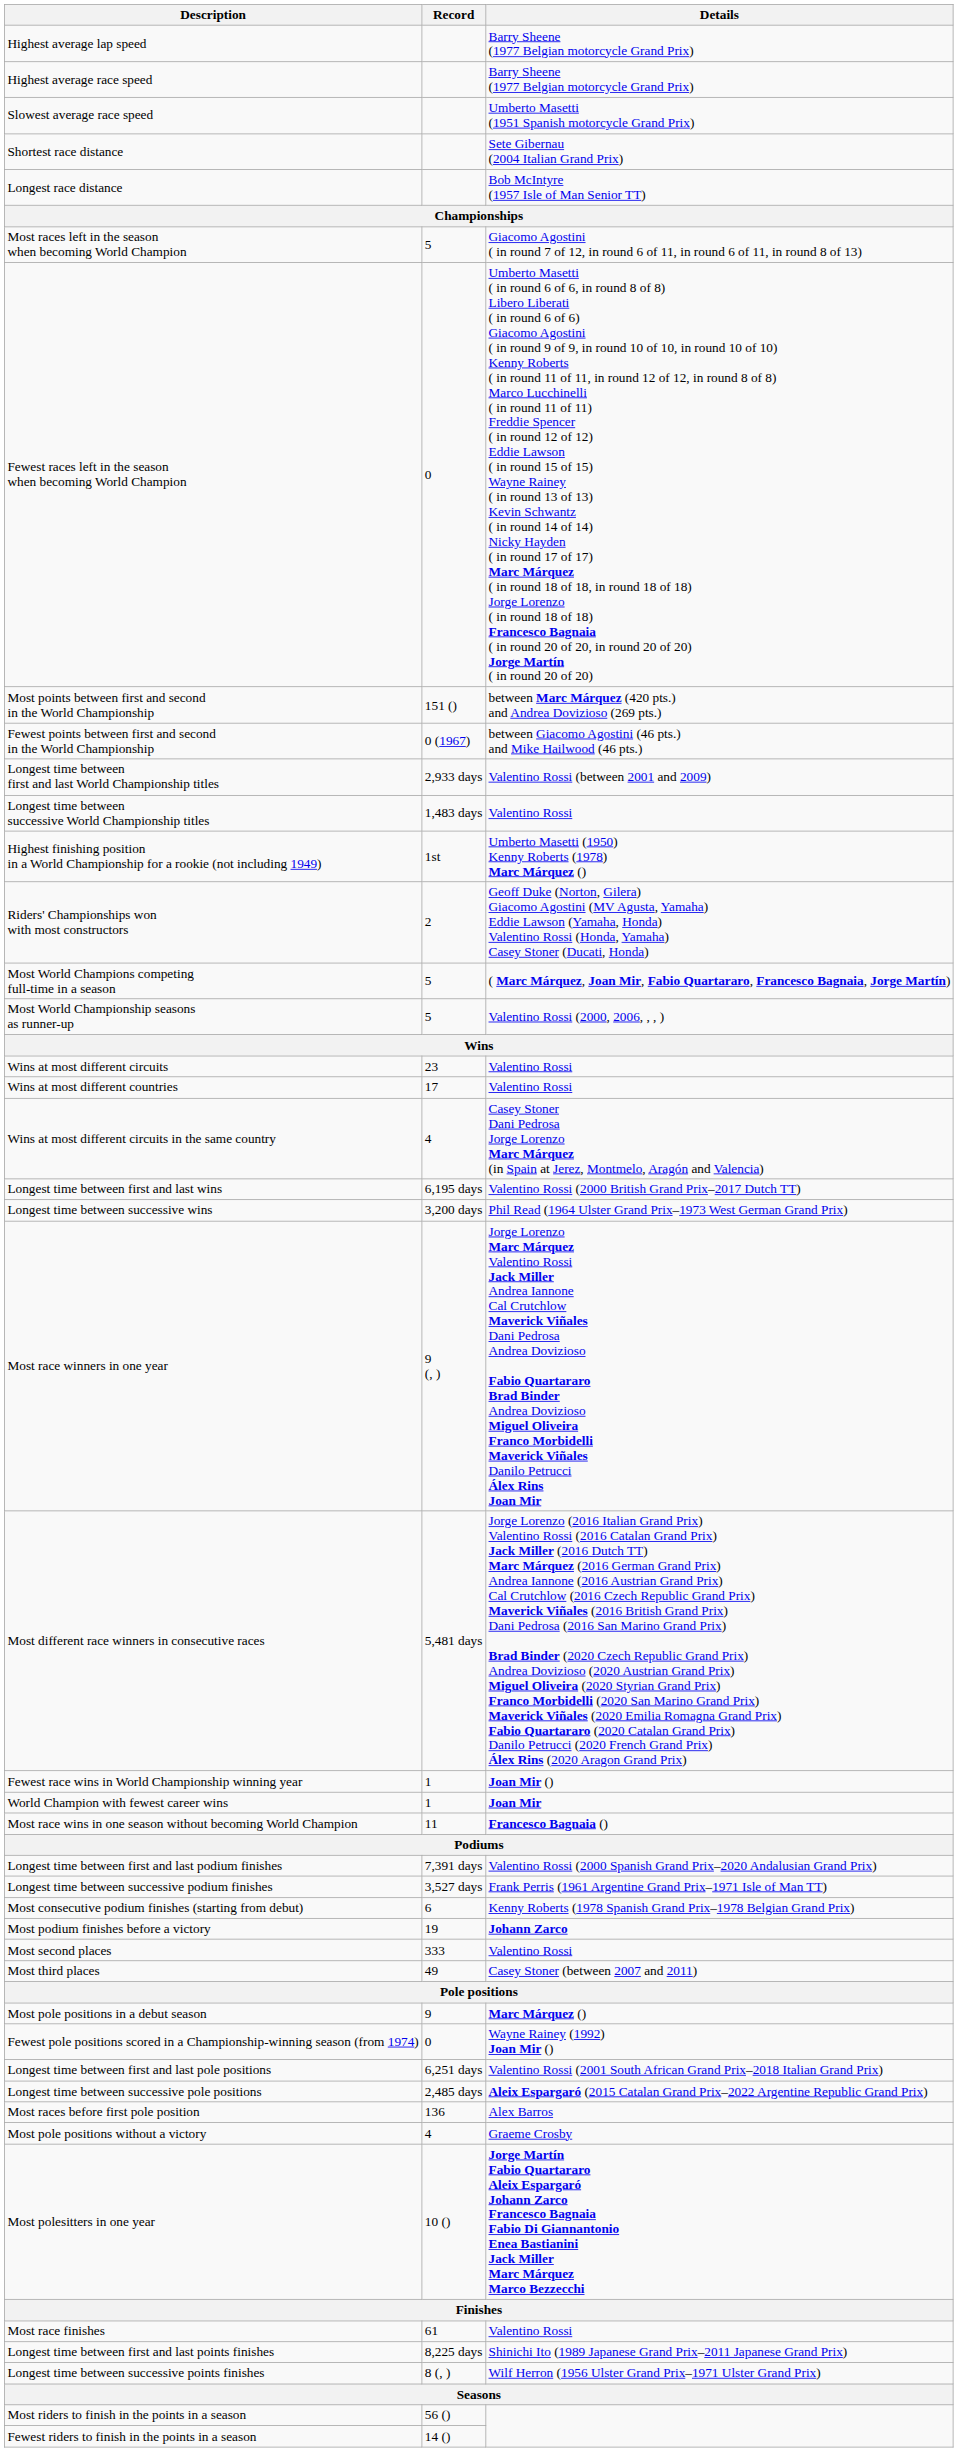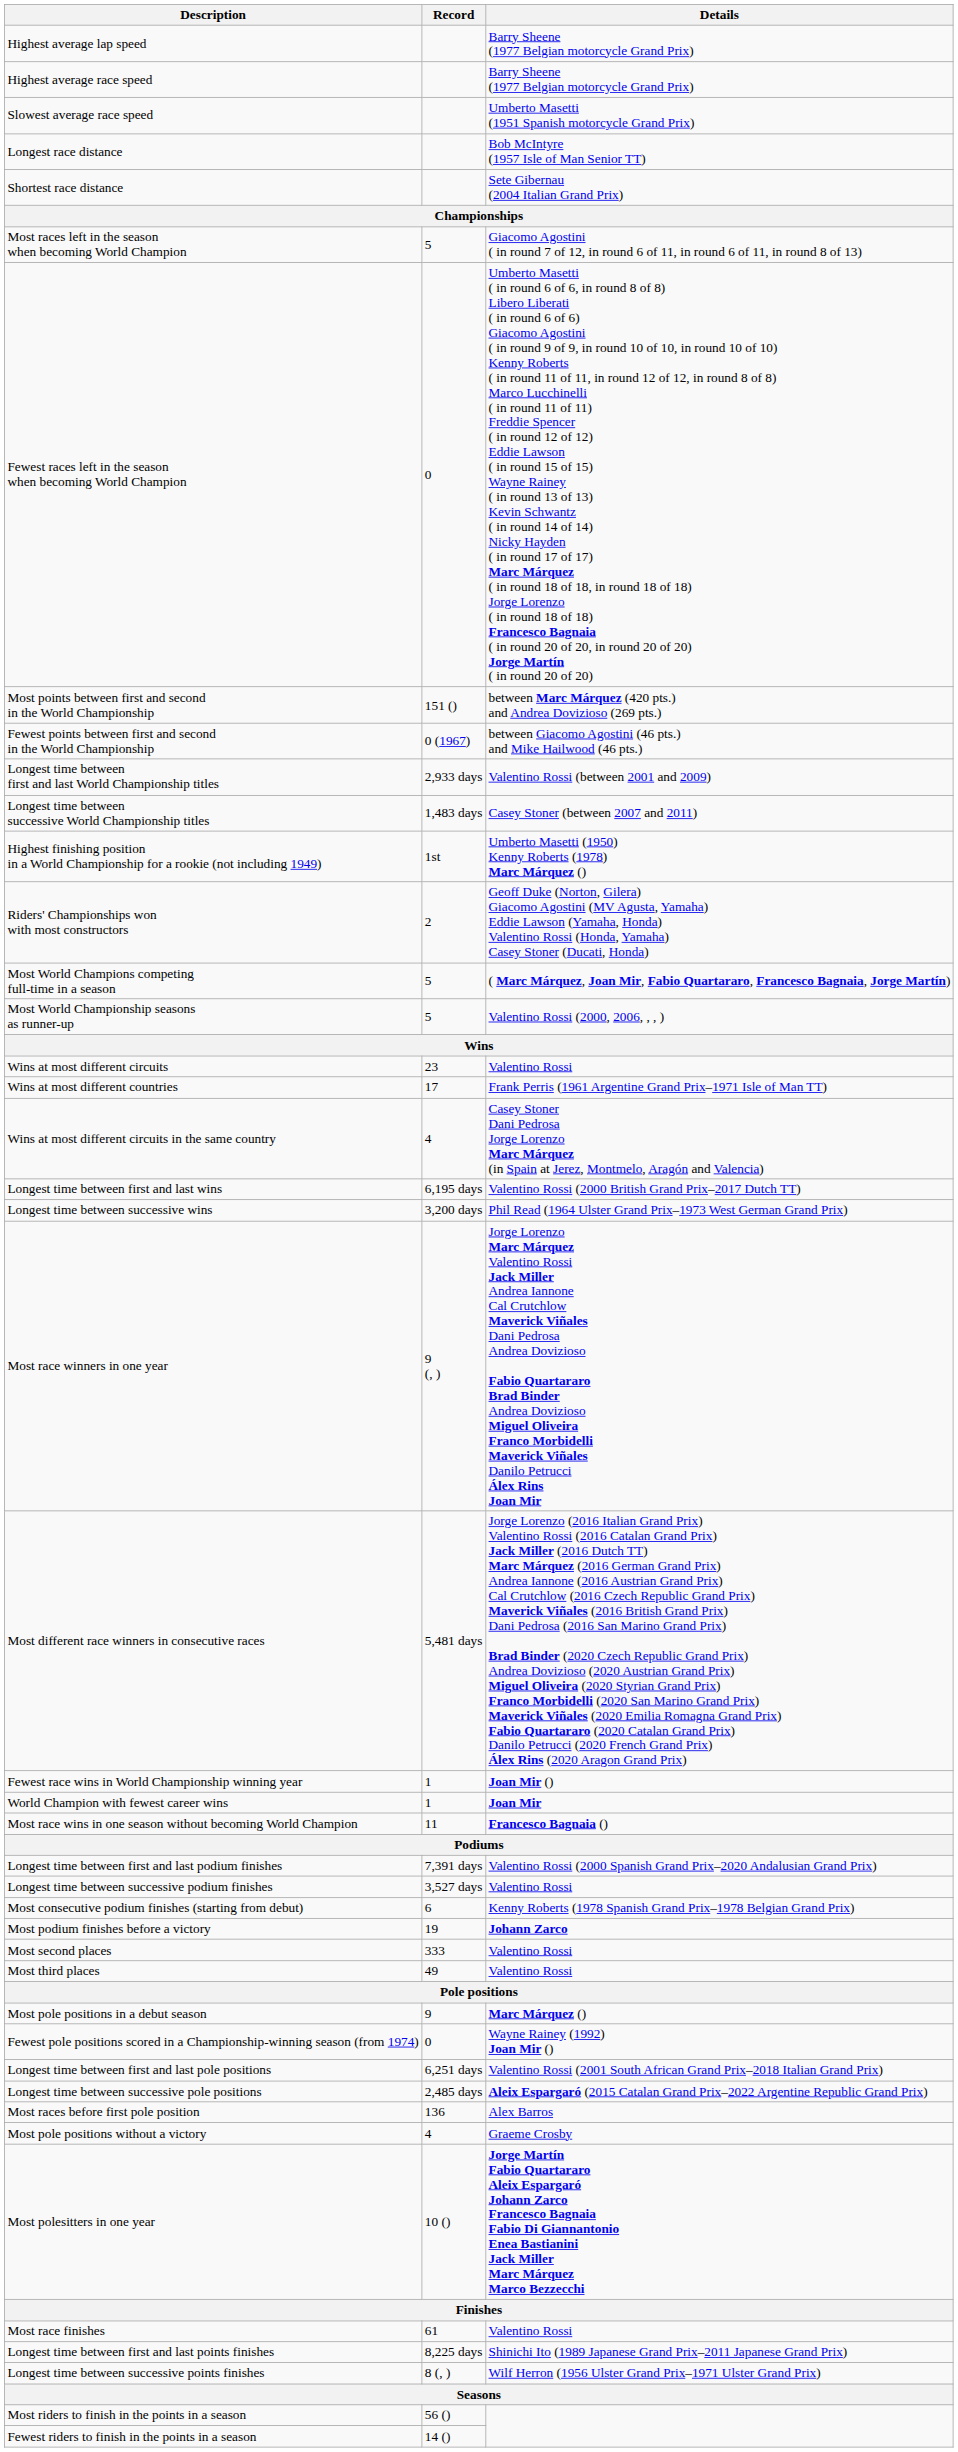rows swapped: (65, 187) <-> (65, 151)
(530, 813) Valentino Rossi -> (593, 813) Casey Stoner (between 2007 and 2011)
(530, 1087) Valentino Rossi -> (658, 1087) Frank Perris (1961 Argentine Grand Prix–1971 Isle of Man TT)
(658, 1886) Frank Perris (1961 Argentine Grand Prix–1971 Isle of Man TT) -> (530, 1886) Valentino Rossi
(593, 1971) Casey Stoner (between 2007 and 2011) -> (530, 1971) Valentino Rossi
